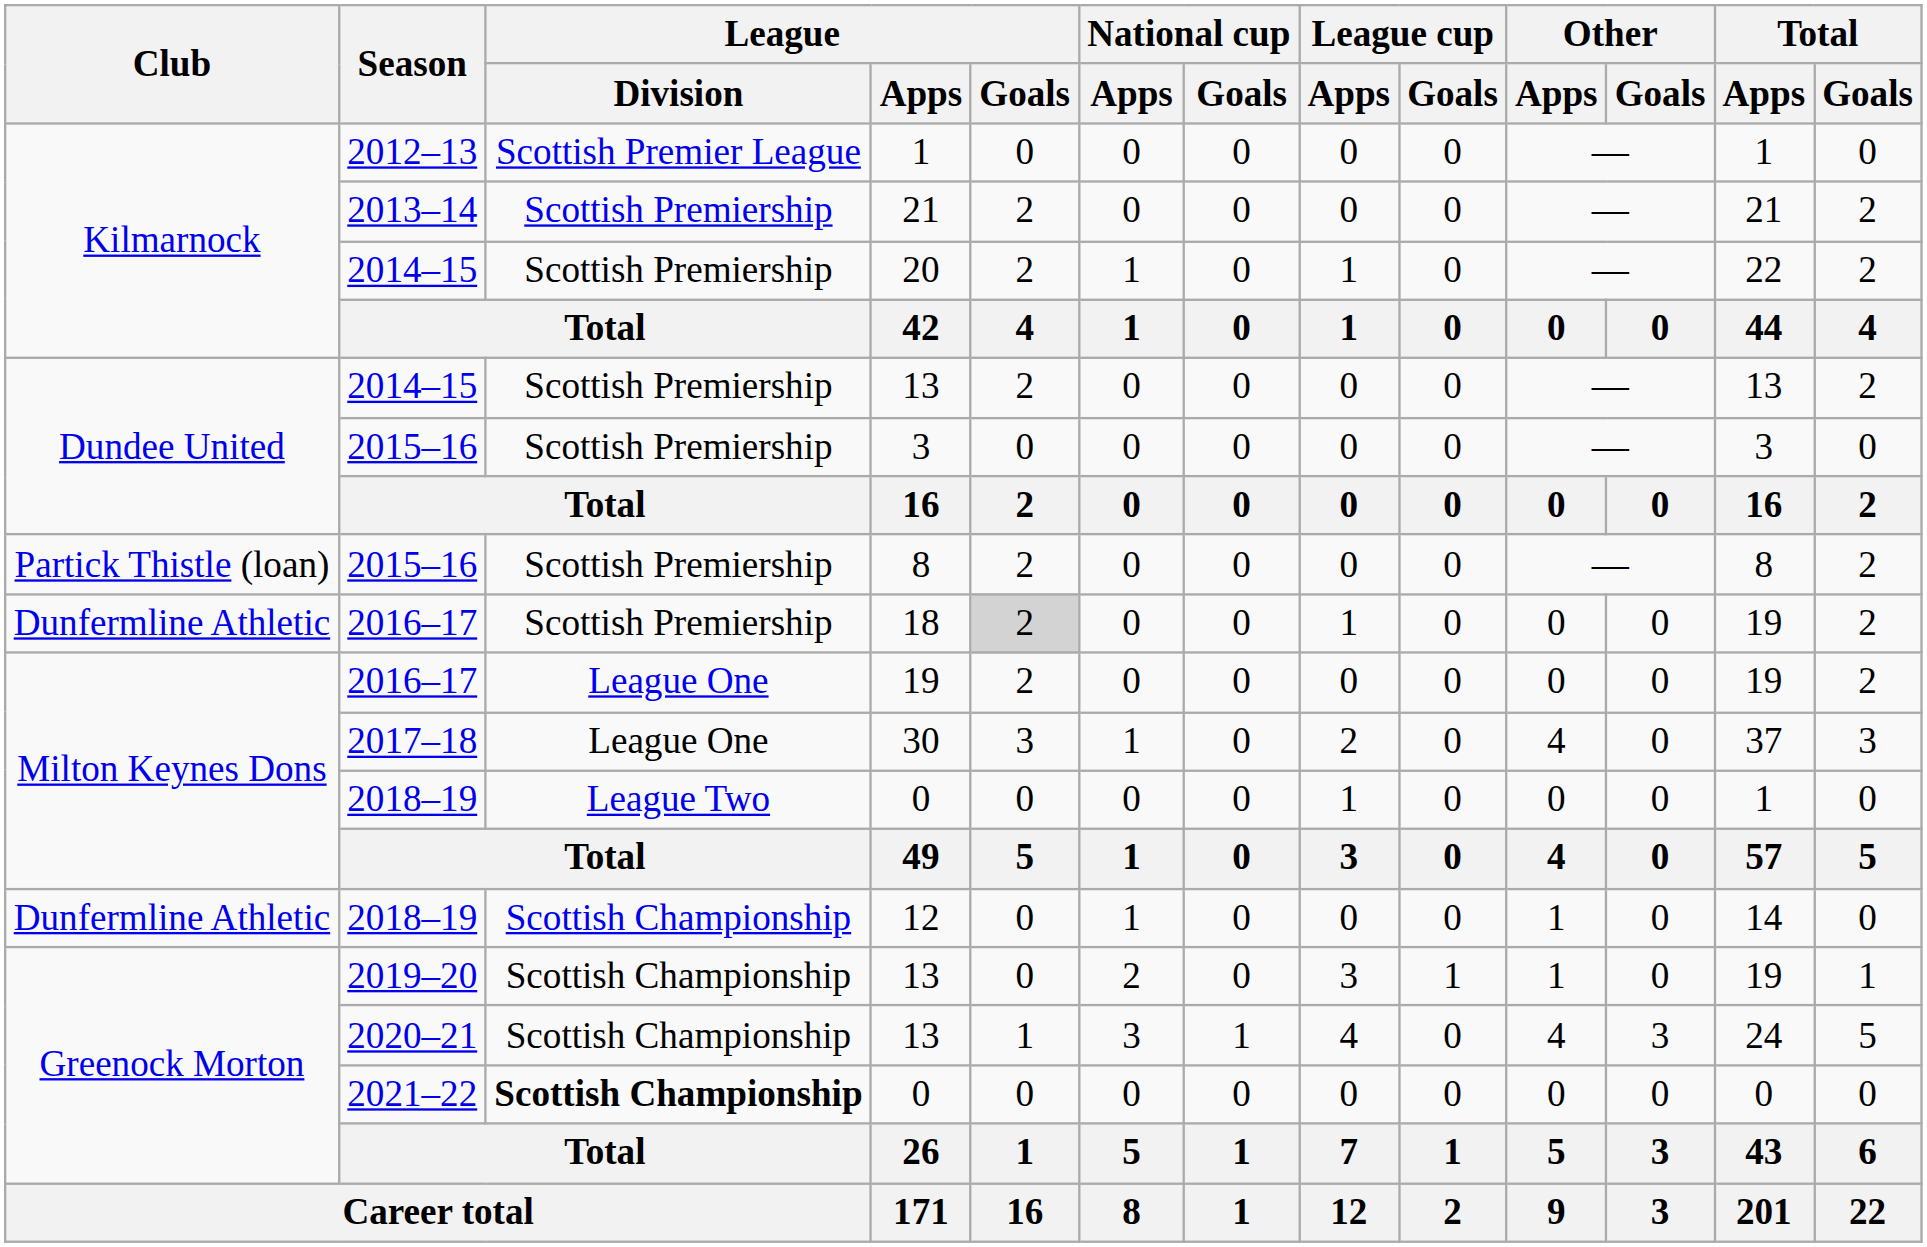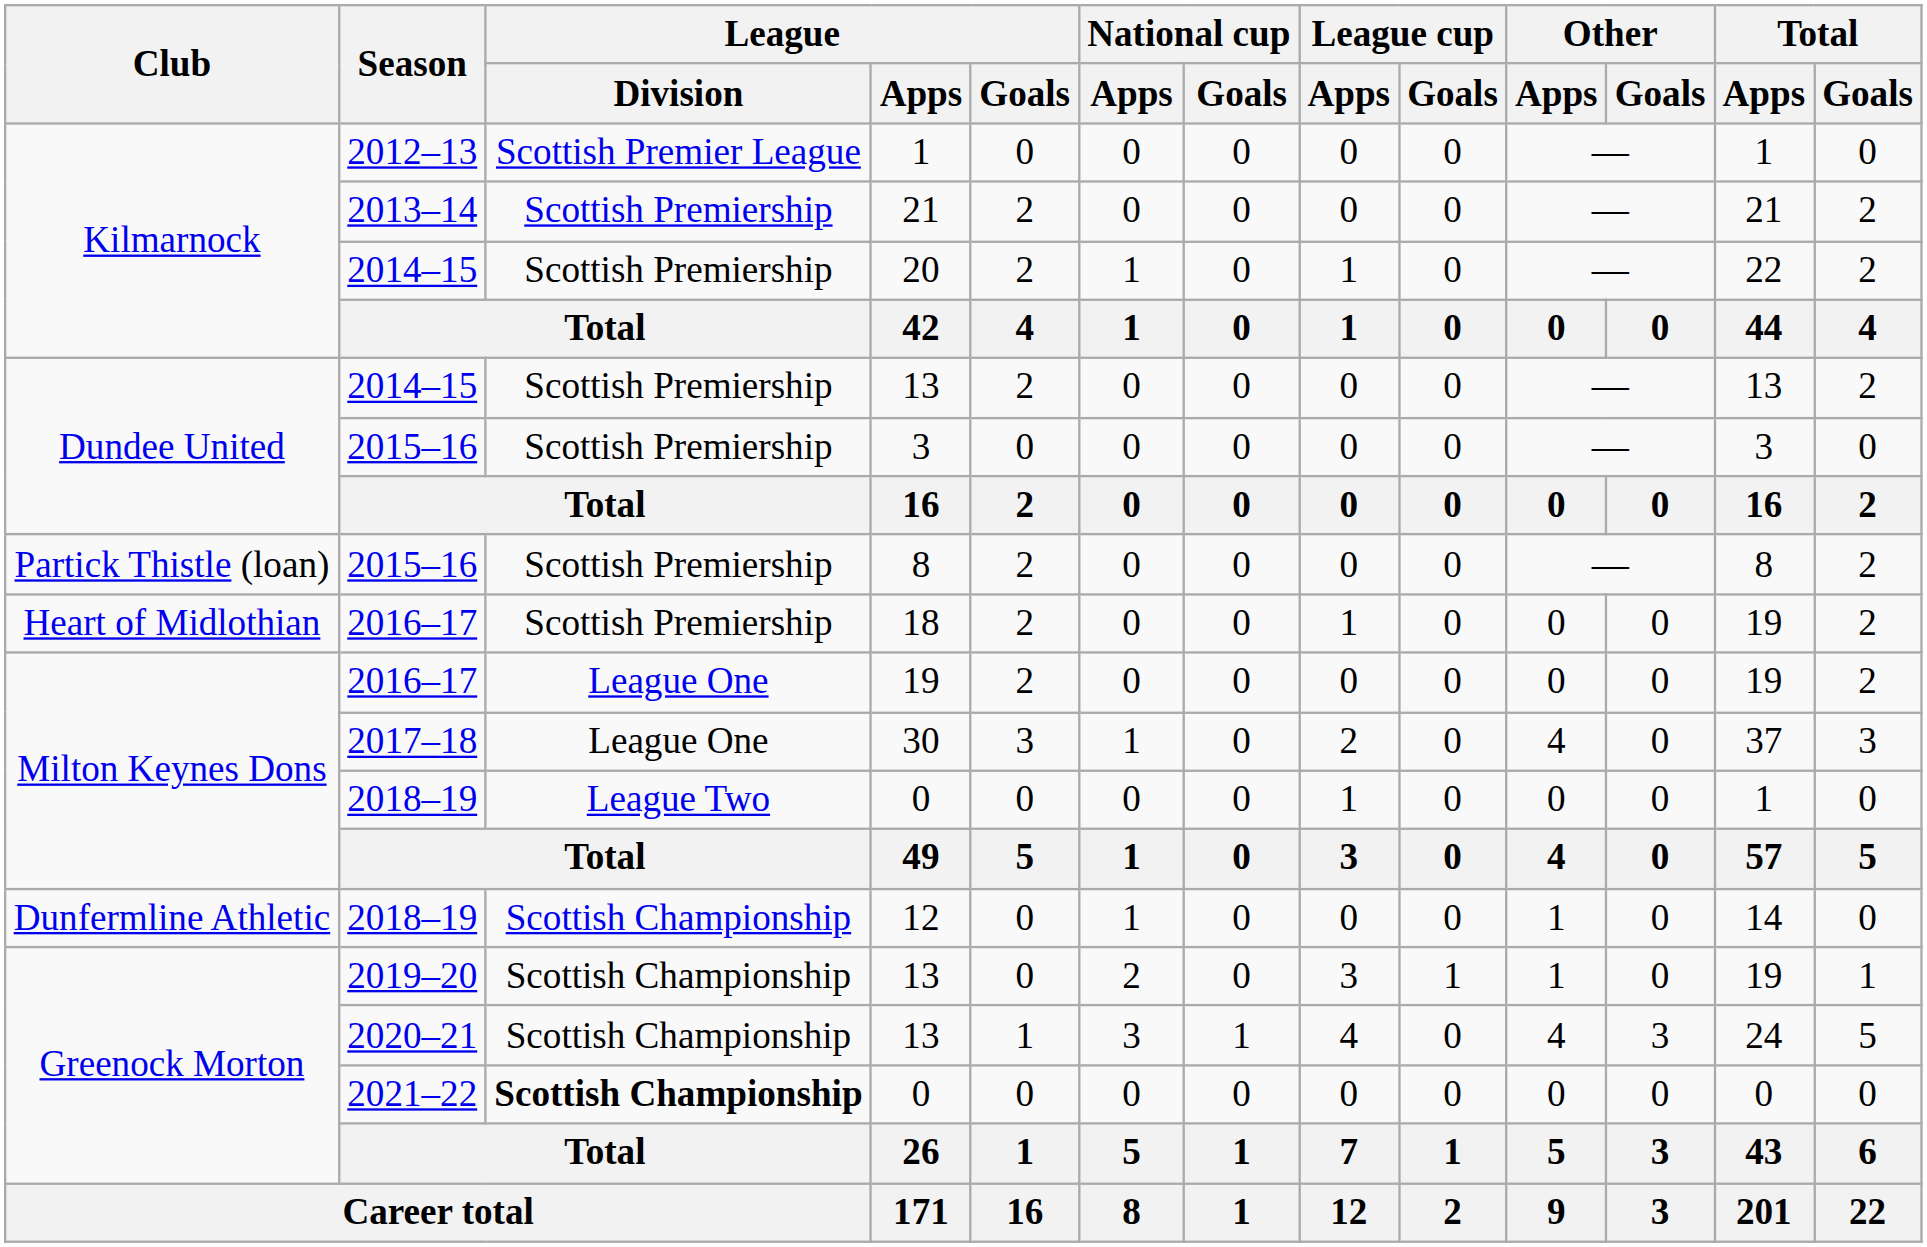(172, 622) Dunfermline Athletic -> (172, 622) Heart of Midlothian
(1025, 622) lightgrey background -> (1025, 622) no background
